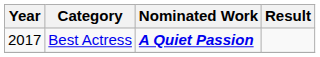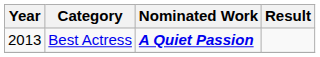(25, 40) 2017 -> (25, 40) 2013
